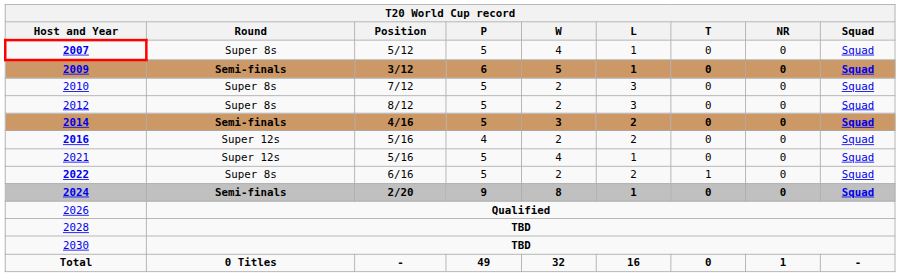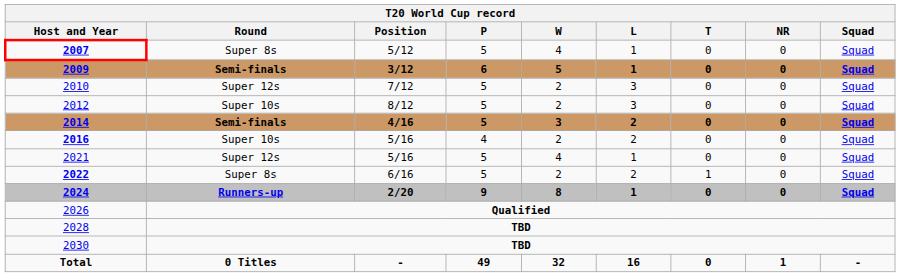(251, 87) Super 8s -> (251, 87) Super 12s
(251, 104) Super 8s -> (251, 104) Super 10s
(251, 140) Super 12s -> (251, 140) Super 10s
(251, 192) Semi-finals -> (251, 192) Runners-up
